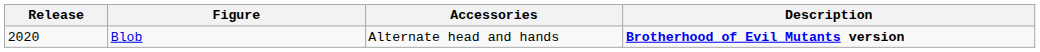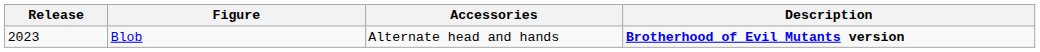(24, 37) 2020 -> (24, 37) 2023
